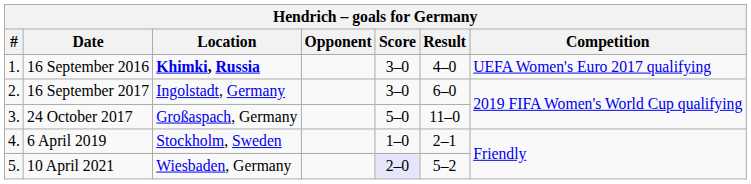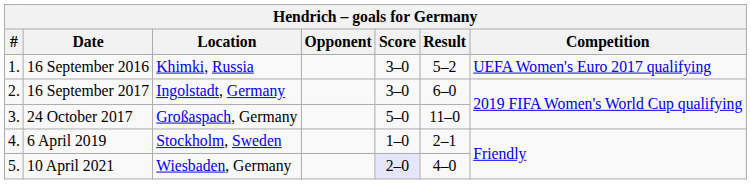(208, 66) bold -> (205, 66) normal
(445, 66) 4–0 -> (445, 66) 5–2
(445, 166) 5–2 -> (445, 166) 4–0
